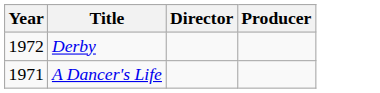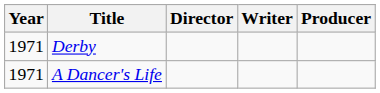+ column: (267, 18)
(26, 46) 1972 -> (26, 46) 1971
